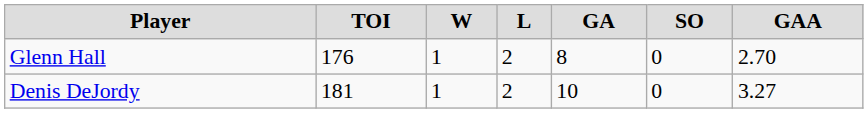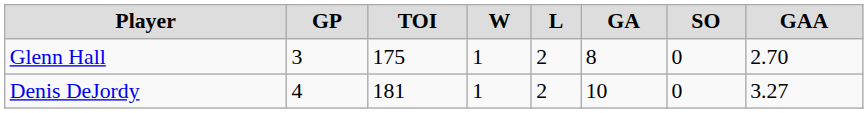+ column: (327, 21)
(337, 56) 176 -> (389, 56) 175
